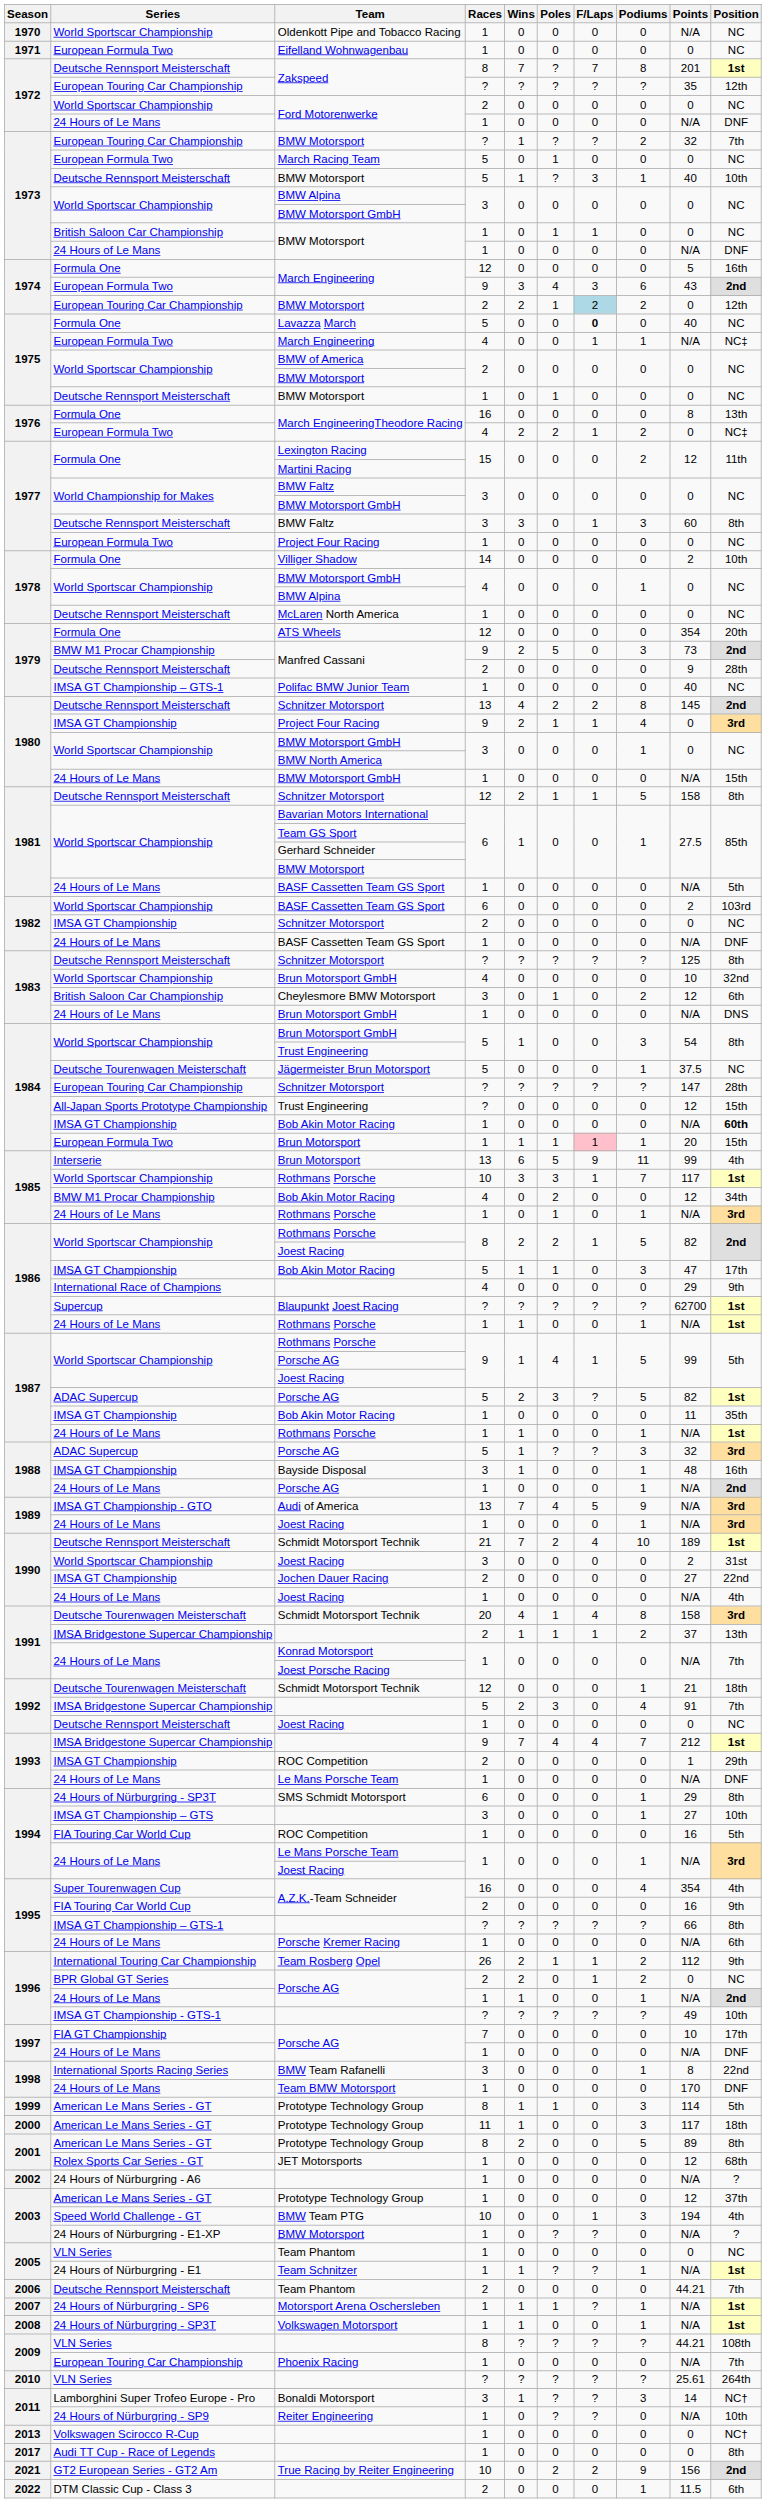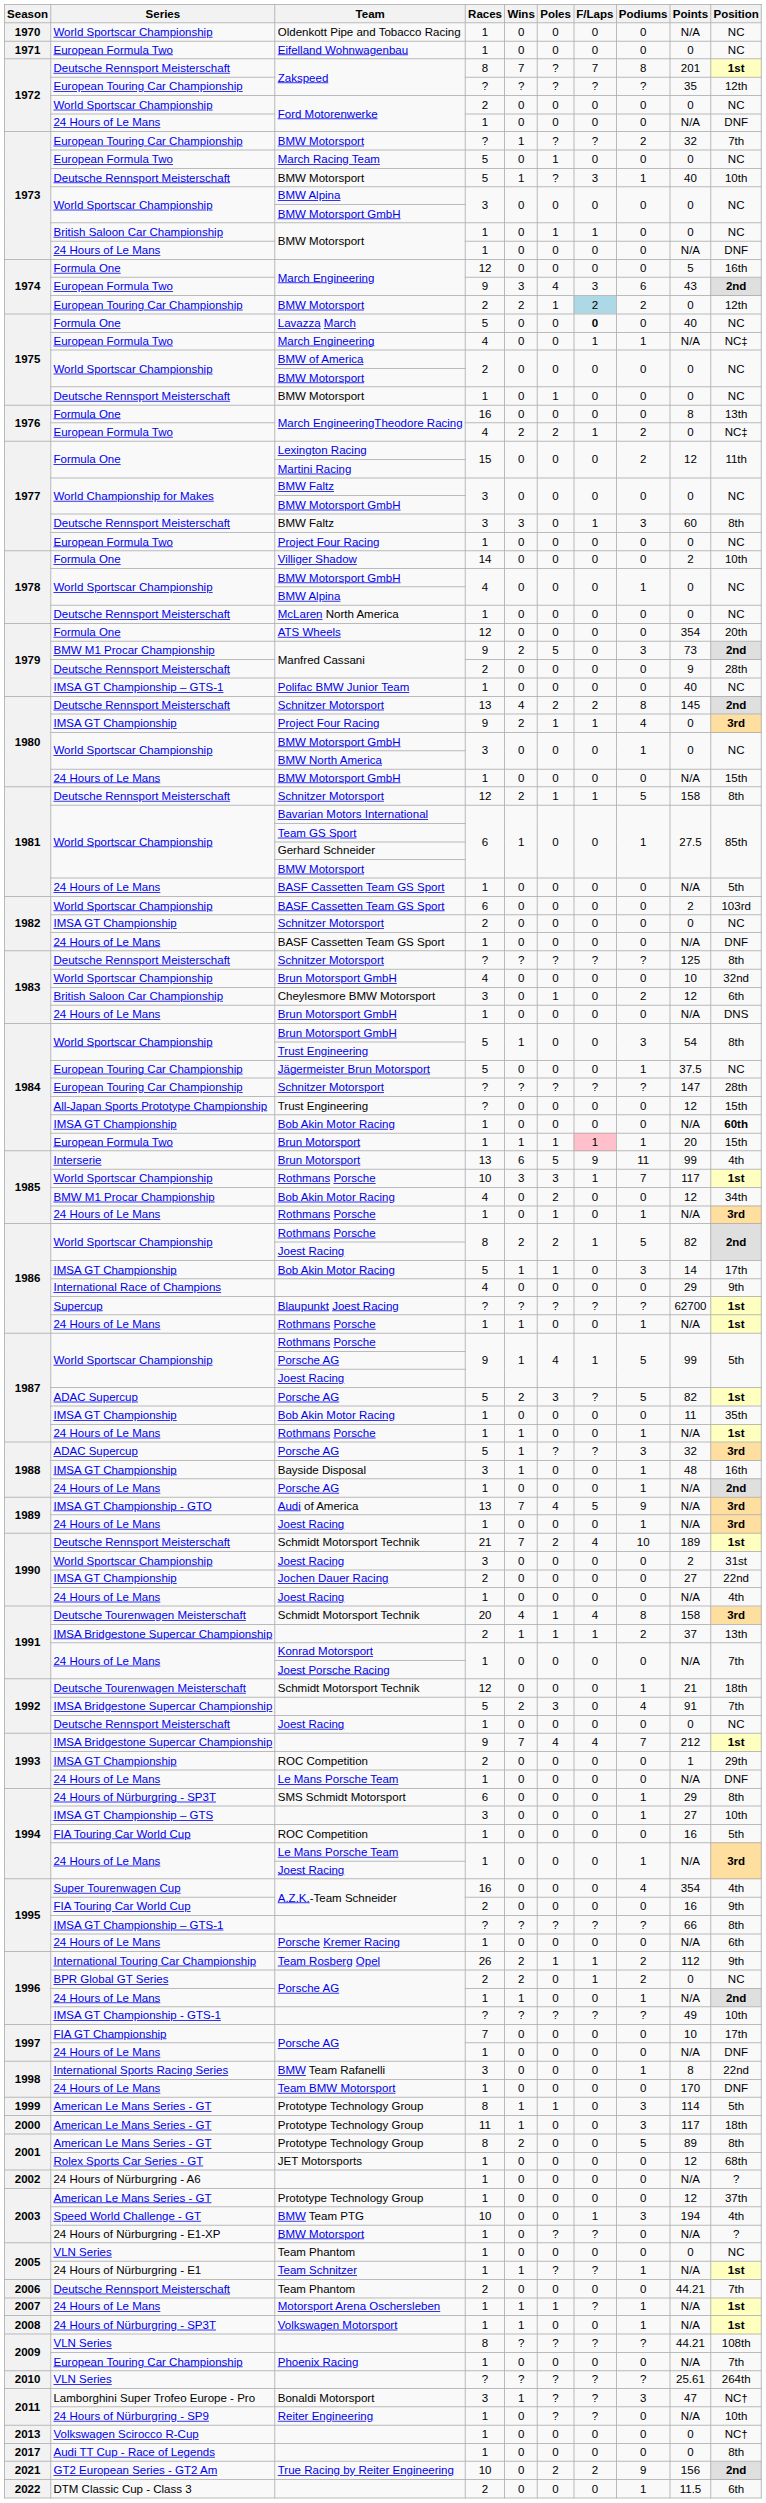(150, 1069) Deutsche Tourenwagen Meisterschaft -> (148, 1069) European Touring Car Championship
(690, 1270) 47 -> (690, 1270) 14
(131, 2307) 24 Hours of Nürburgring - SP6 -> (107, 2307) 24 Hours of Le Mans
(690, 2398) 14 -> (690, 2398) 47
